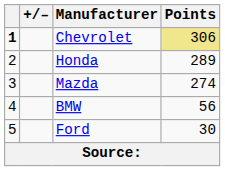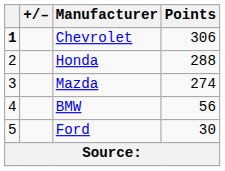(203, 39) khaki background -> (203, 39) no background
(203, 62) 289 -> (203, 62) 288
